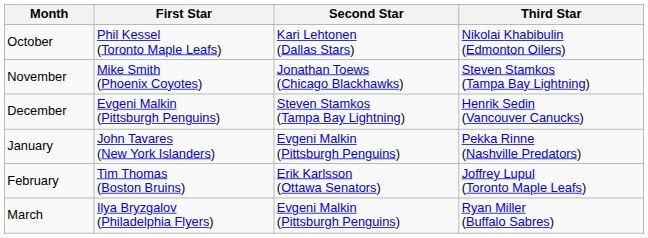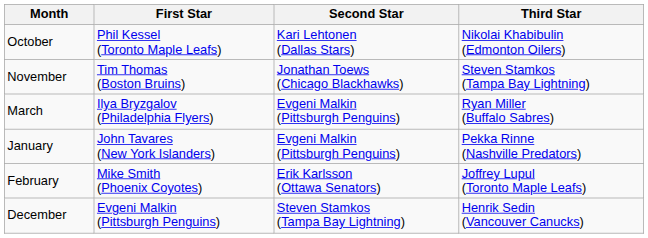(150, 76) Mike Smith (Phoenix Coyotes) -> (141, 76) Tim Thomas (Boston Bruins)
rows swapped: (37, 111) <-> (25, 215)
(141, 180) Tim Thomas (Boston Bruins) -> (150, 180) Mike Smith (Phoenix Coyotes)
